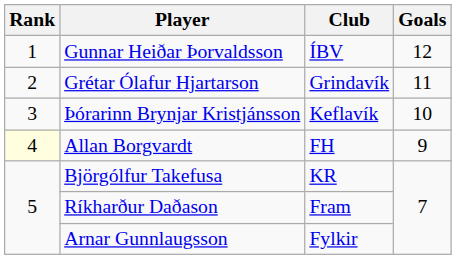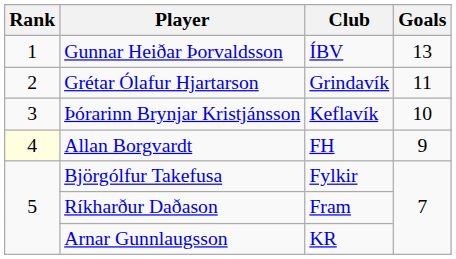(422, 51) 12 -> (422, 51) 13
(323, 176) KR -> (333, 176) Fylkir
(333, 238) Fylkir -> (323, 238) KR
